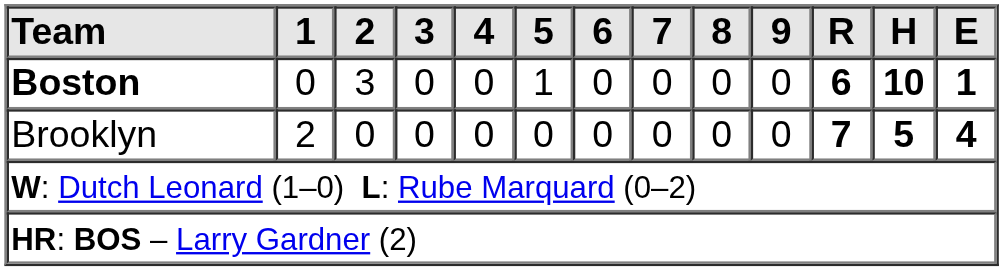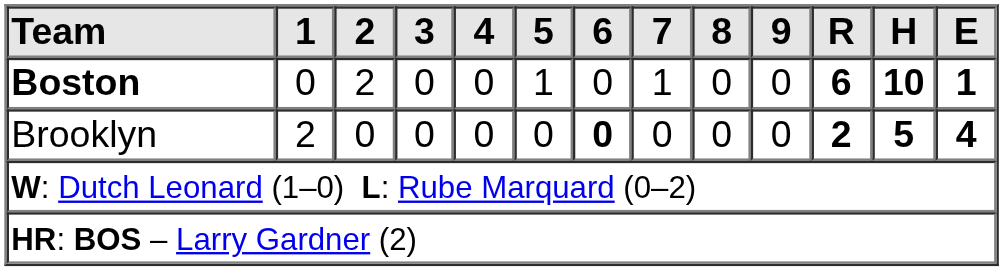(365, 82) 3 -> (365, 82) 2
(662, 82) 0 -> (662, 82) 1
(603, 134) normal -> (603, 134) bold
(841, 134) 7 -> (841, 134) 2
